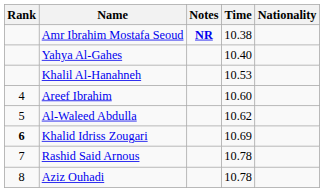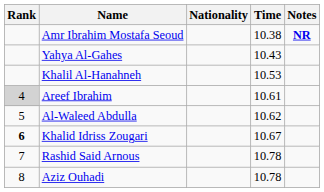columns swapped: (287, 14) <-> (204, 14)
(238, 55) 10.40 -> (268, 55) 10.43
(22, 96) no background -> (22, 96) lightgrey background
(238, 96) 10.60 -> (268, 96) 10.61
(238, 136) 10.69 -> (268, 136) 10.67
